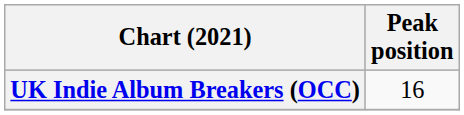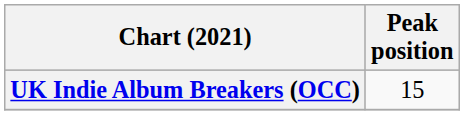(412, 89) 16 -> (412, 89) 15
